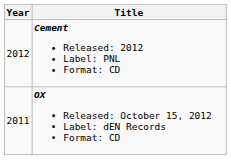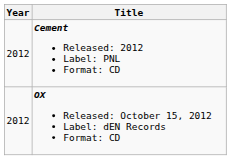(18, 121) 2011 -> (18, 121) 2012
